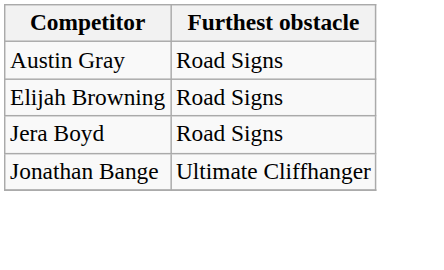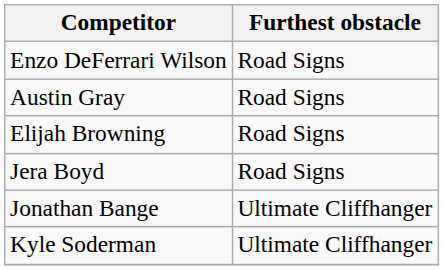+ row: (118, 60)
+ row: (83, 245)
